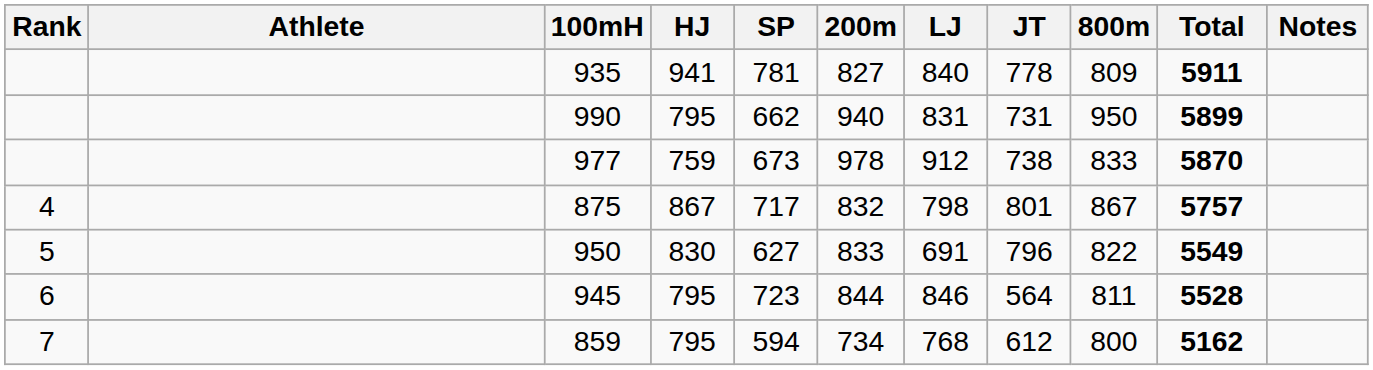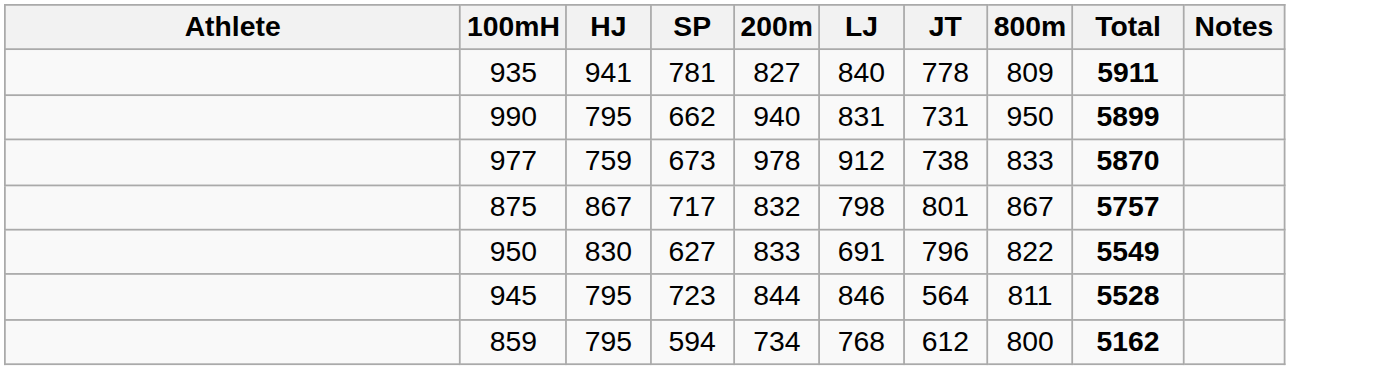- column: (47, 26)
